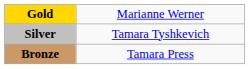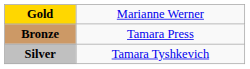rows swapped: (40, 34) <-> (40, 53)
